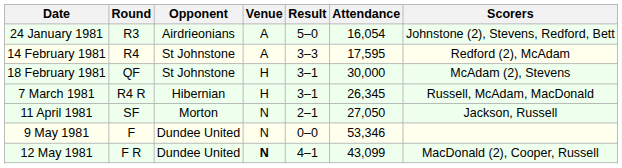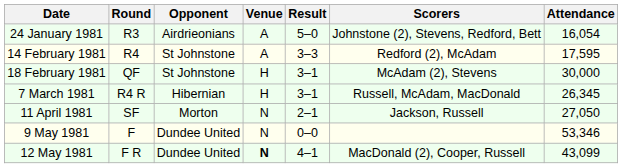columns swapped: (366, 14) <-> (510, 14)
